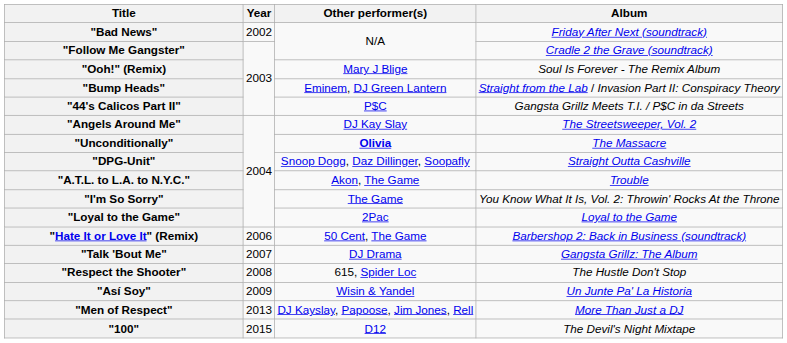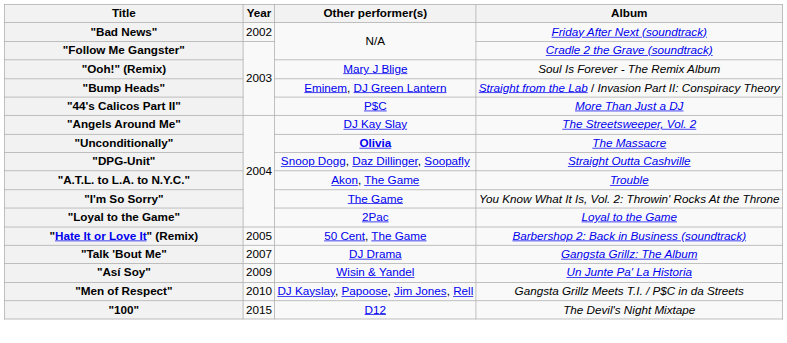(629, 106) Gangsta Grillz Meets T.I. / P$C in da Streets -> (629, 106) More Than Just a DJ
(259, 236) 2006 -> (259, 236) 2005
- row: (124, 273)
(259, 310) 2013 -> (259, 291) 2010
(629, 310) More Than Just a DJ -> (629, 291) Gangsta Grillz Meets T.I. / P$C in da Streets
